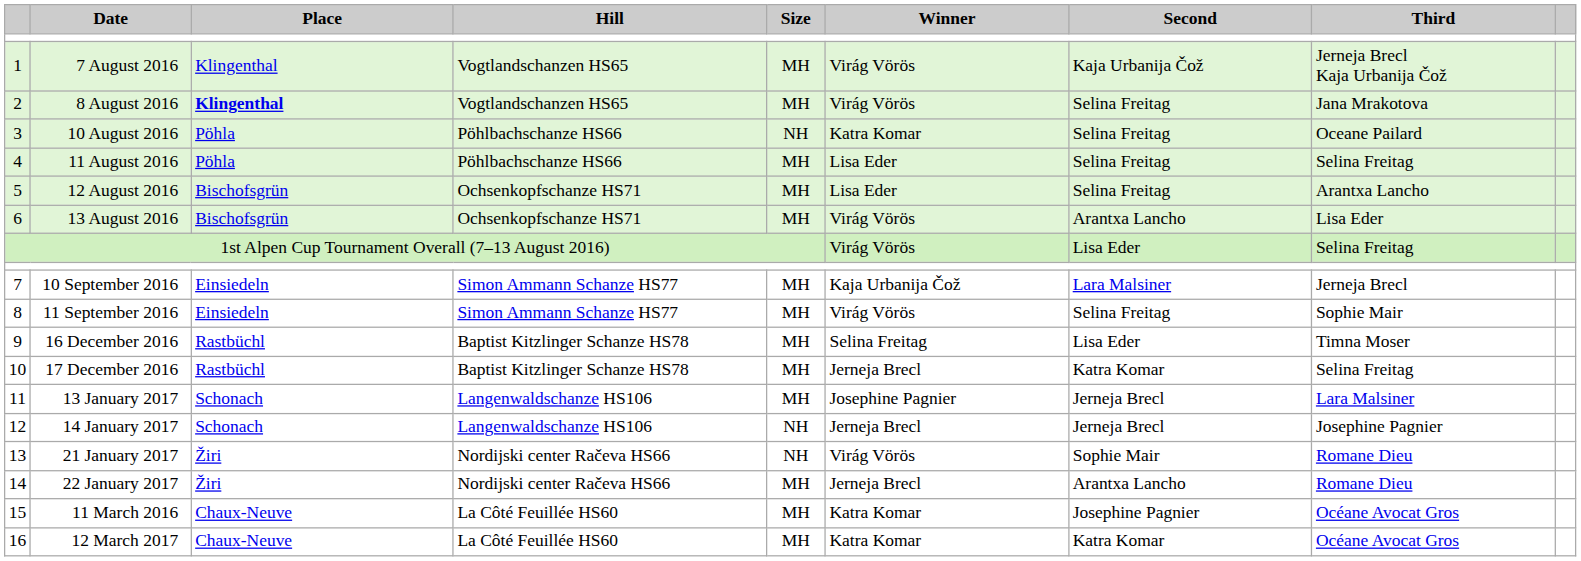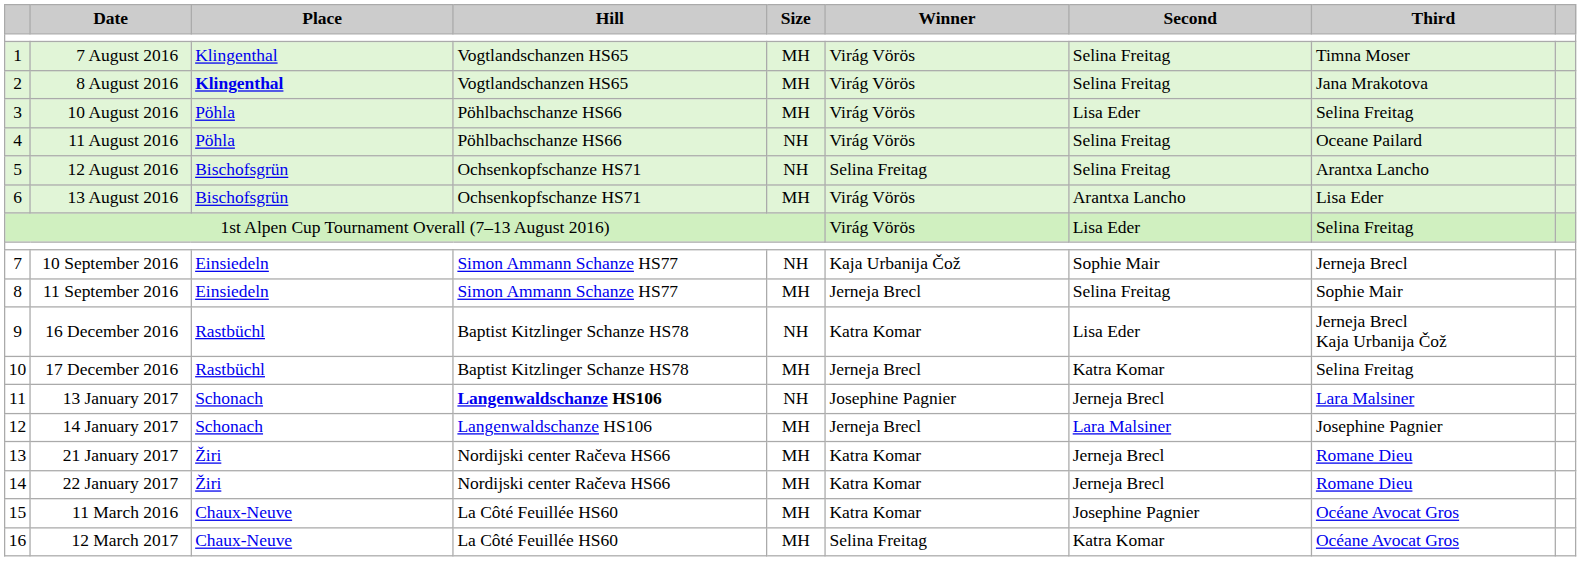(1138, 65) Kaja Urbanija Čož -> (1121, 55) Selina Freitag
(1381, 65) Jerneja Brecl Kaja Urbanija Čož -> (1363, 55) Timna Moser
(796, 132) NH -> (796, 112) MH
(875, 132) Katra Komar -> (872, 112) Virág Vörös
(1121, 132) Selina Freitag -> (1106, 112) Lisa Eder
(1369, 132) Oceane Pailard -> (1365, 112) Selina Freitag
(796, 161) MH -> (796, 141) NH
(863, 161) Lisa Eder -> (872, 141) Virág Vörös
(1365, 161) Selina Freitag -> (1369, 141) Oceane Pailard
(796, 189) MH -> (796, 169) NH
(863, 189) Lisa Eder -> (878, 169) Selina Freitag
(796, 283) MH -> (796, 263) NH
(1122, 283) Lara Malsiner -> (1116, 263) Sophie Mair
(872, 312) Virág Vörös -> (875, 292) Jerneja Brecl
(796, 341) MH -> (796, 330) NH
(878, 341) Selina Freitag -> (875, 330) Katra Komar
(1363, 341) Timna Moser -> (1381, 330) Jerneja Brecl Kaja Urbanija Čož
(555, 398) normal -> (560, 398) bold
(796, 398) MH -> (796, 398) NH
(796, 426) NH -> (796, 426) MH
(1119, 426) Jerneja Brecl -> (1122, 426) Lara Malsiner
(796, 455) NH -> (796, 455) MH
(872, 455) Virág Vörös -> (875, 455) Katra Komar
(1116, 455) Sophie Mair -> (1119, 455) Jerneja Brecl
(875, 483) Jerneja Brecl -> (875, 483) Katra Komar
(1129, 483) Arantxa Lancho -> (1119, 483) Jerneja Brecl
(875, 541) Katra Komar -> (878, 541) Selina Freitag
